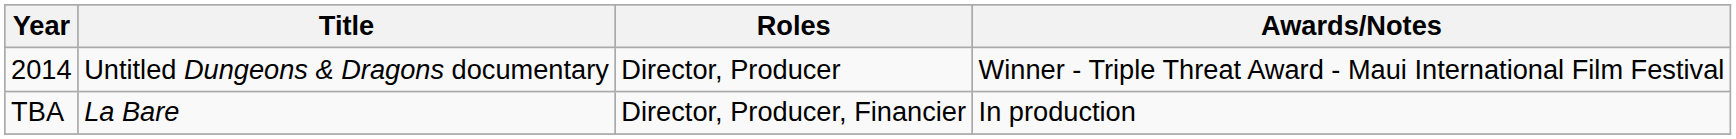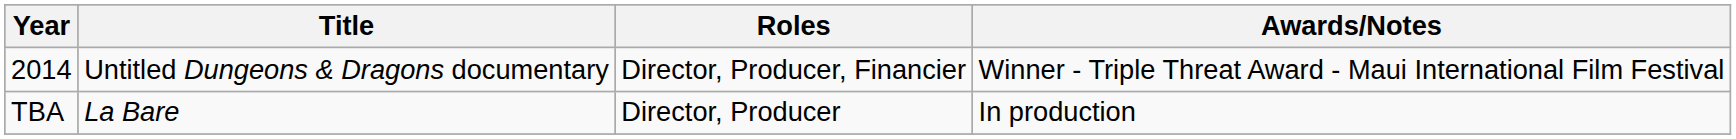(731, 69) Director, Producer -> (794, 69) Director, Producer, Financier
(794, 112) Director, Producer, Financier -> (731, 112) Director, Producer
